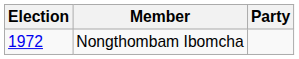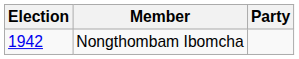(26, 41) 1972 -> (26, 41) 1942
